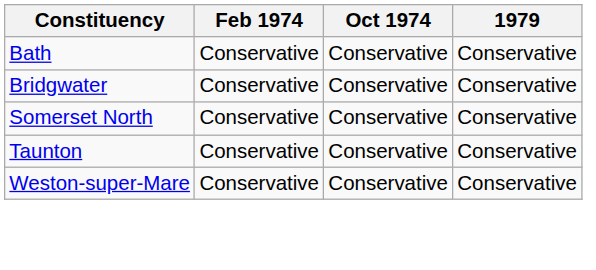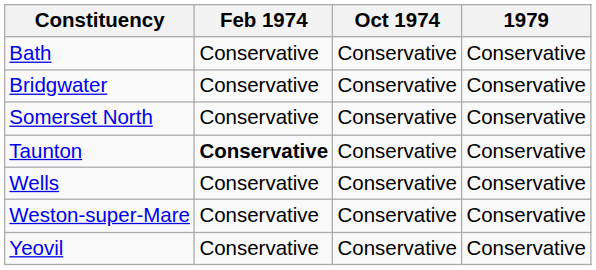(259, 150) normal -> (264, 150) bold
+ row: (34, 183)
+ row: (36, 248)
